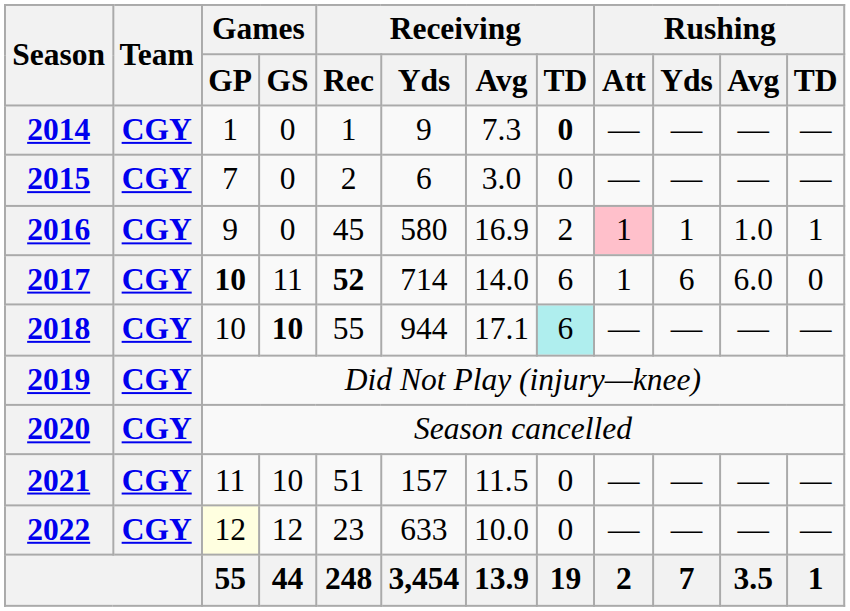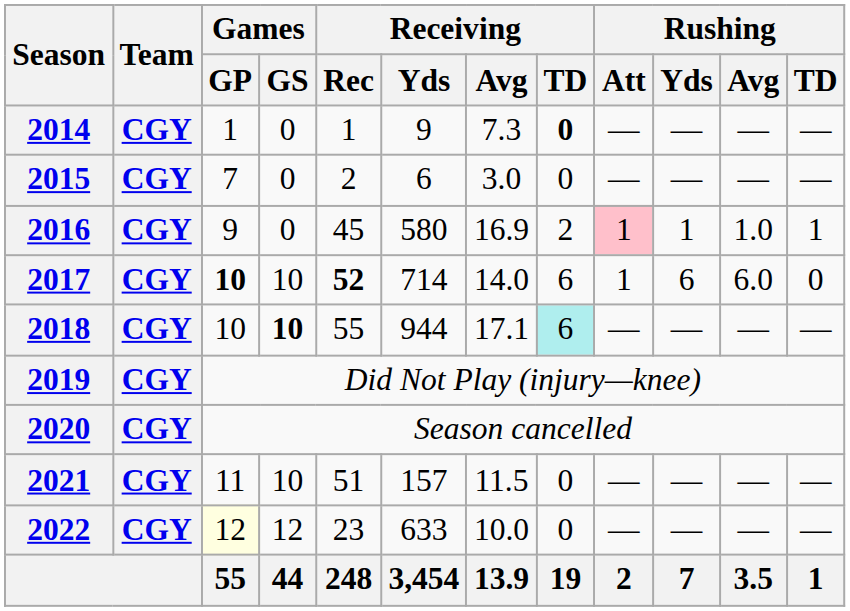(288, 279) 11 -> (288, 279) 10
